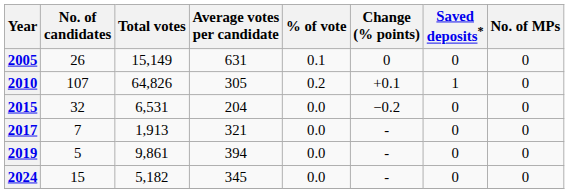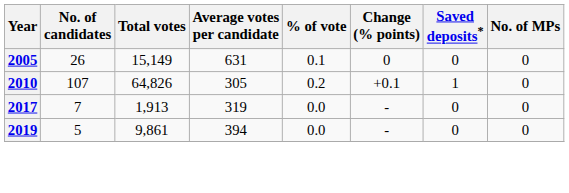- row: (23, 106)
(236, 130) 321 -> (236, 106) 319
- row: (23, 176)
